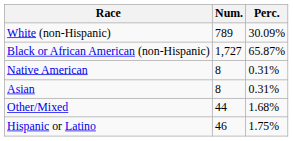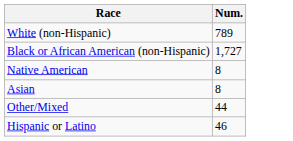- column: (267, 13)
